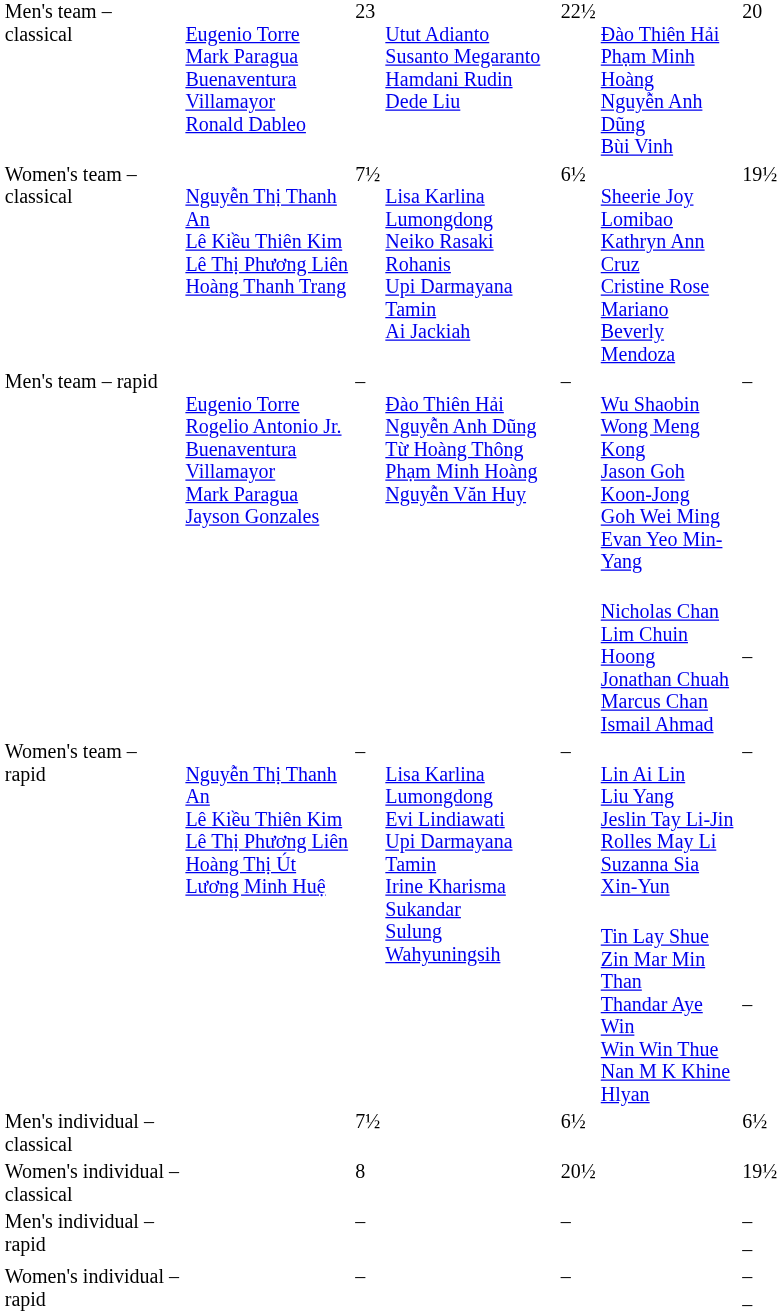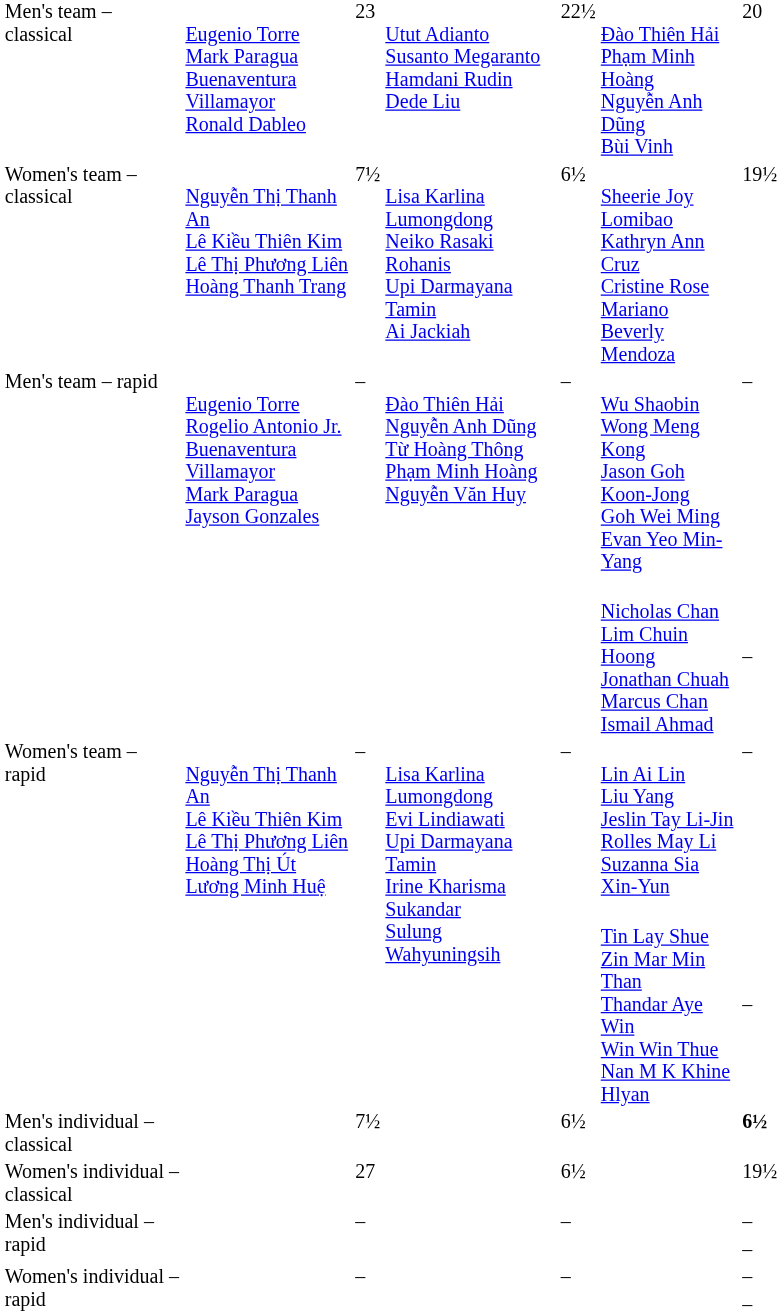(755, 1121) normal -> (755, 1121) bold
(360, 1171) 8 -> (365, 1171) 27
(578, 1171) 20½ -> (573, 1171) 6½
